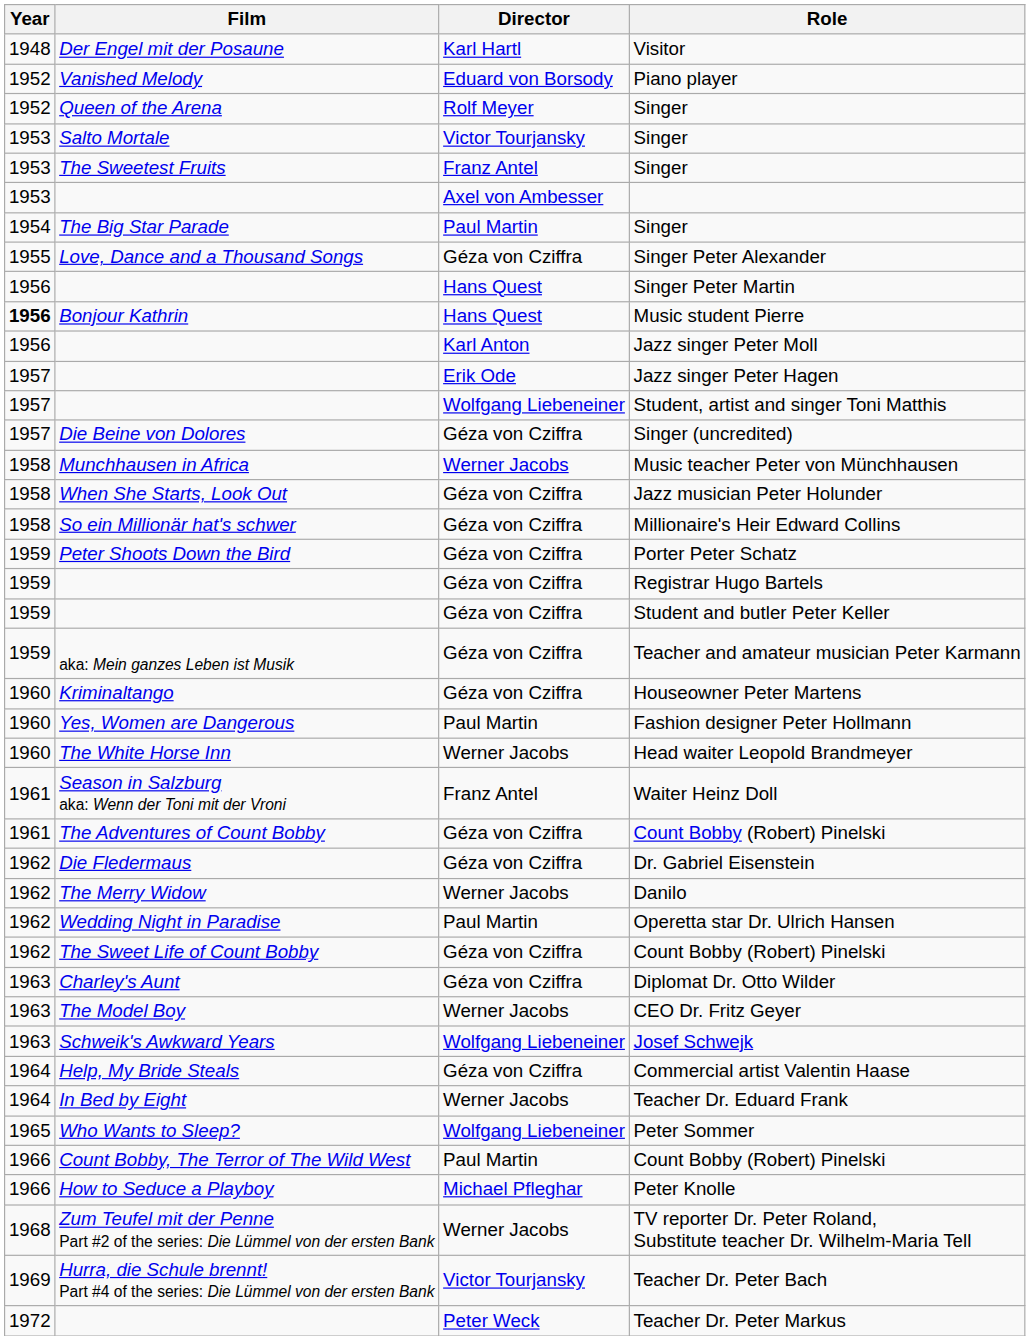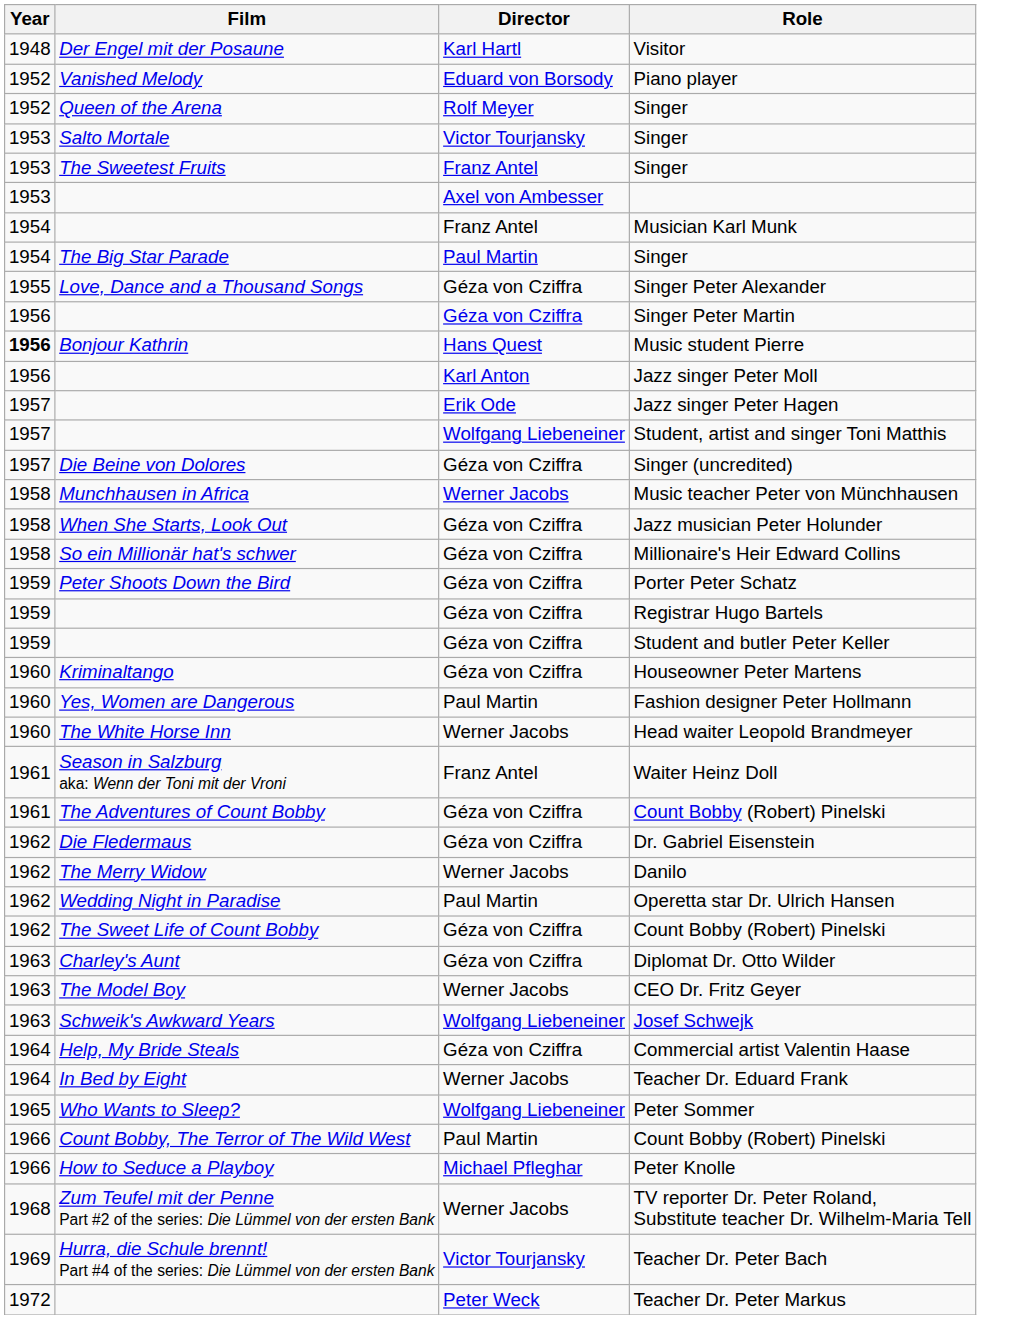+ row: (247, 227)
(493, 286) Hans Quest -> (513, 316) Géza von Cziffra
- row: (177, 665)
